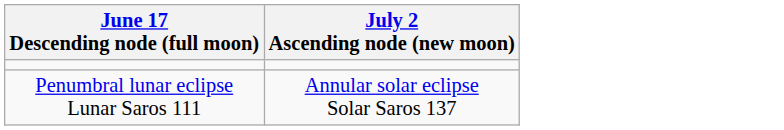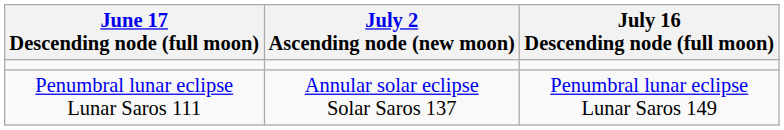+ column: (649, 32)
